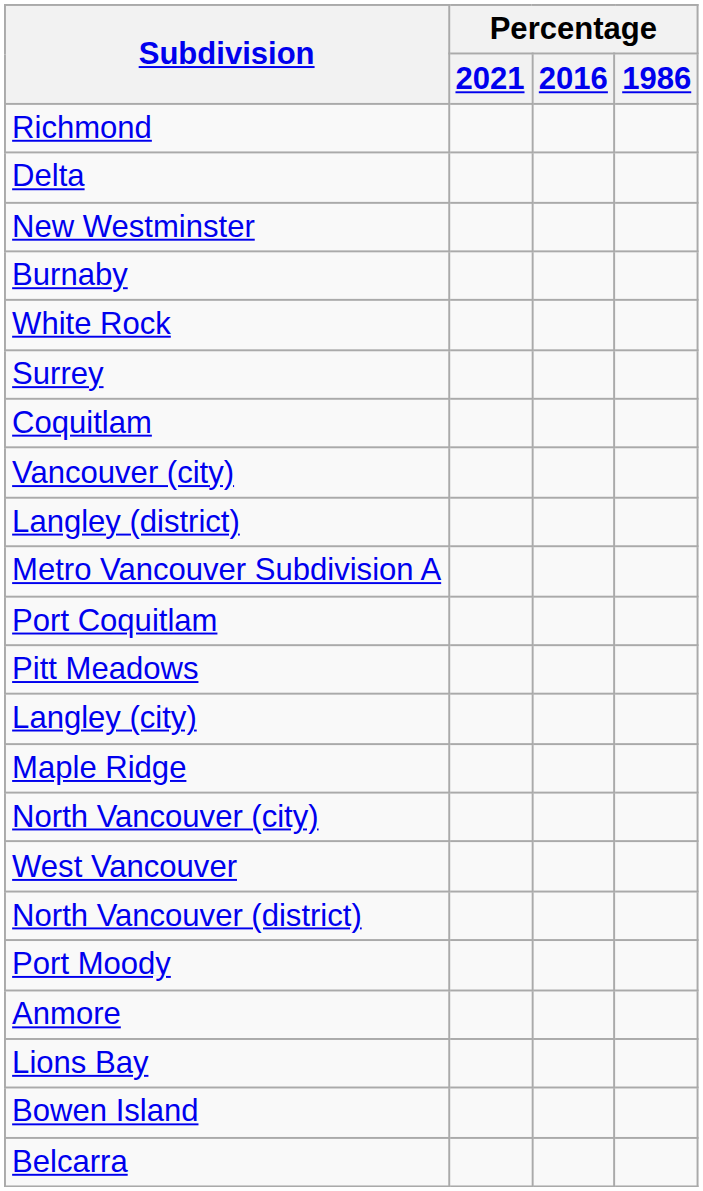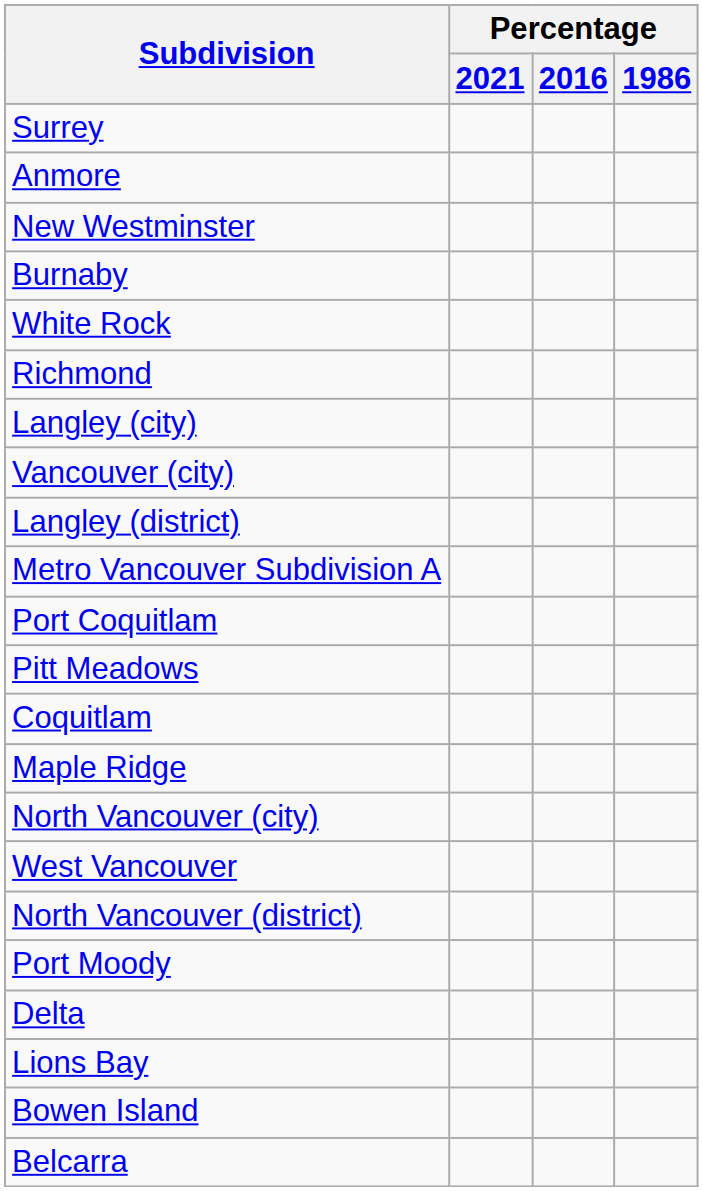rows swapped: (58, 373) <-> (82, 127)
rows swapped: (48, 176) <-> (66, 1013)
rows swapped: (104, 718) <-> (82, 422)
